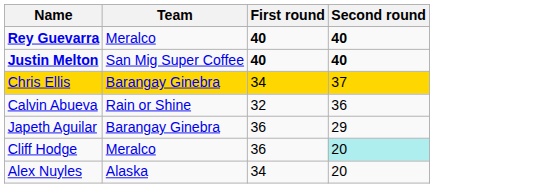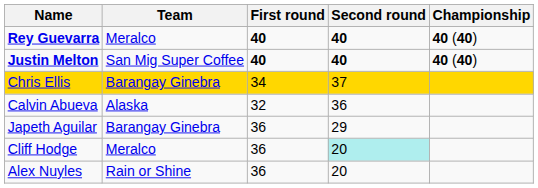+ column: (481, 15)
(148, 104) Rain or Shine -> (127, 104) Alaska
(127, 171) Alaska -> (148, 171) Rain or Shine
(258, 171) 34 -> (258, 171) 36
